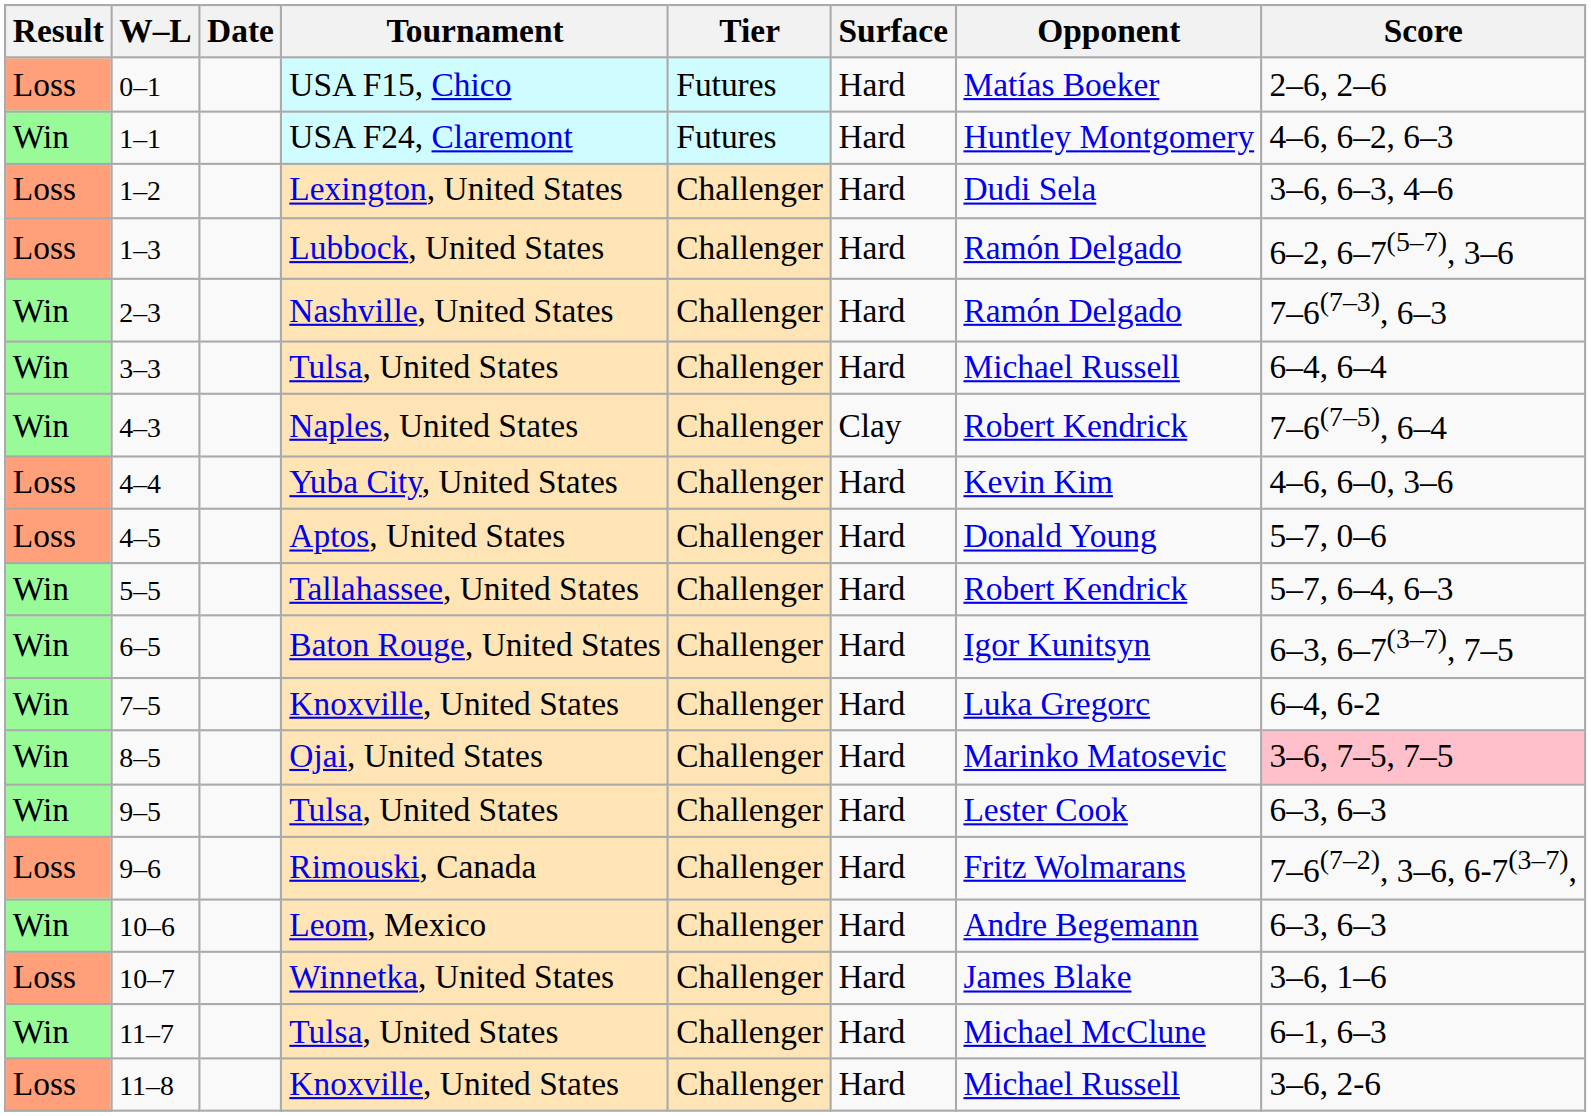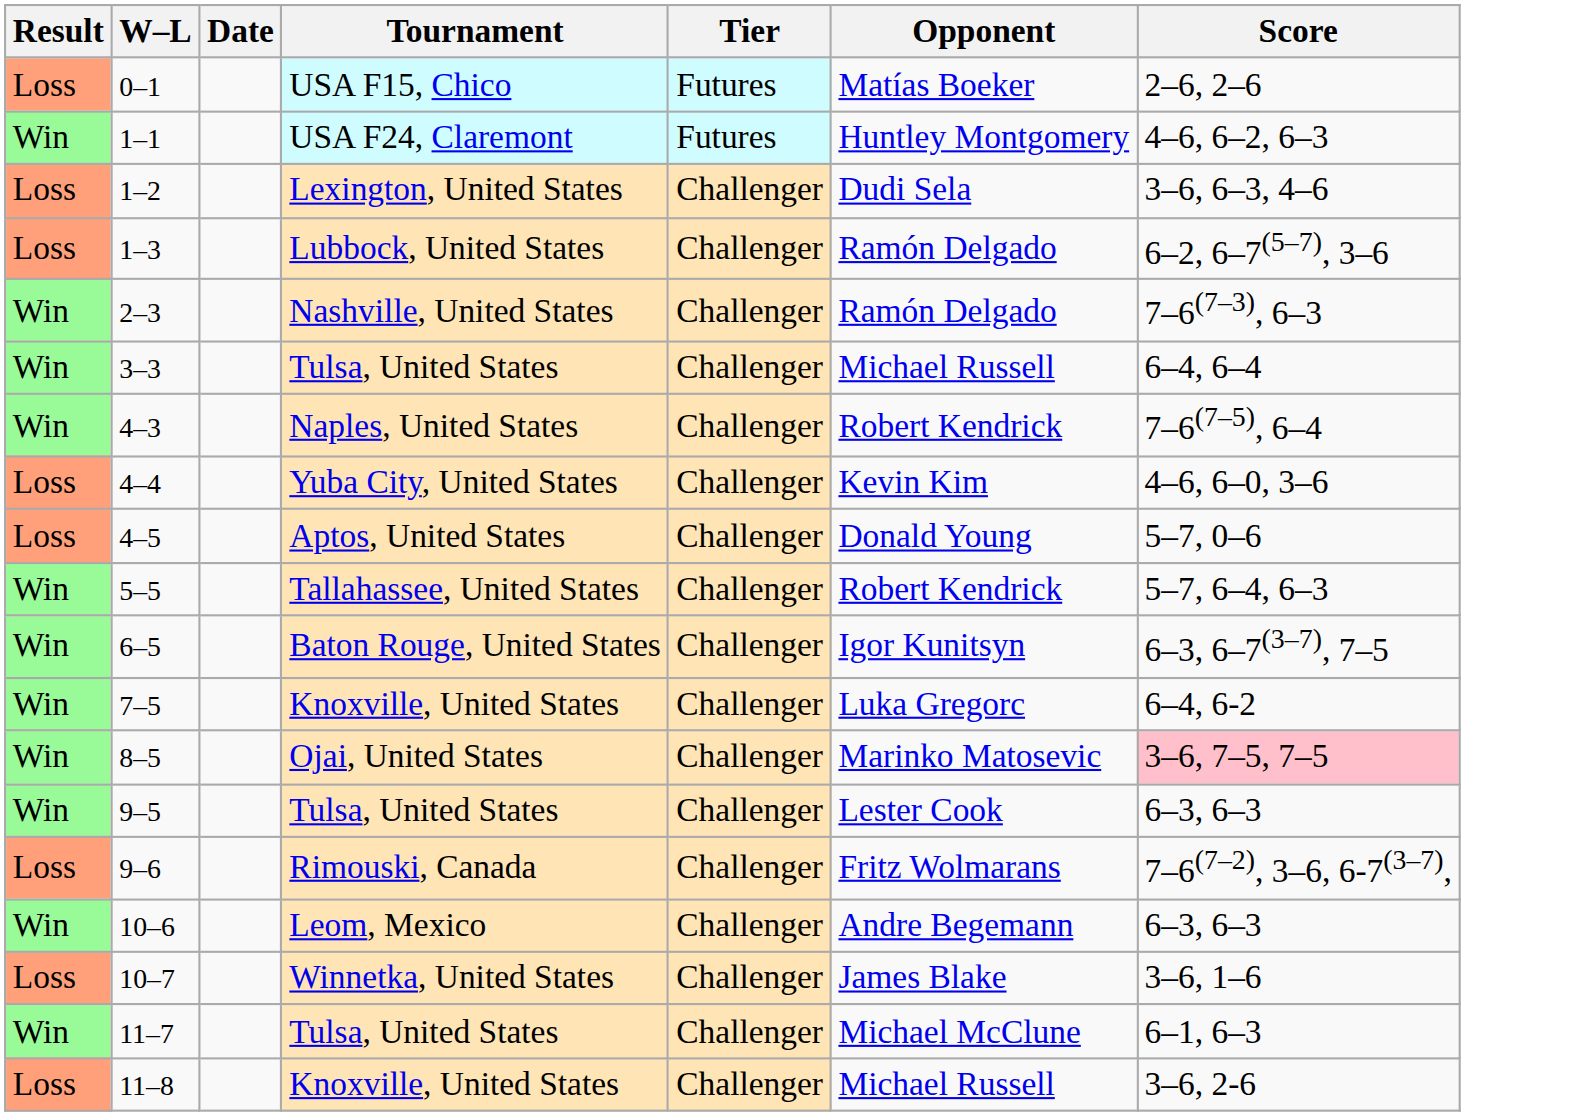- column: (893, 31)
